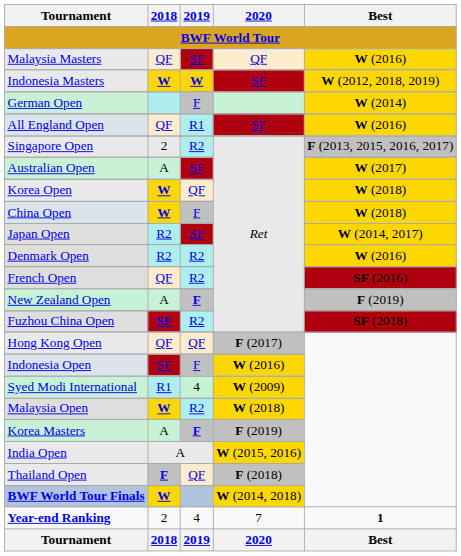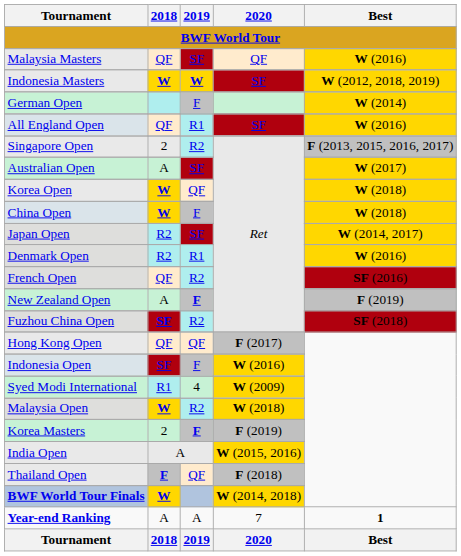(197, 256) R2 -> (197, 256) R1
(164, 430) A -> (164, 430) 2
(164, 518) 2 -> (164, 518) A
(197, 518) 4 -> (197, 518) A
